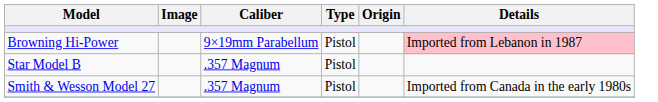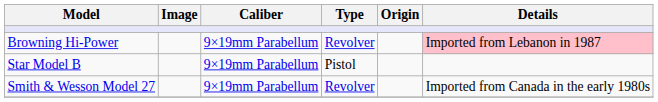(340, 43) Pistol -> (350, 43) Revolver
(242, 64) .357 Magnum -> (261, 64) 9×19mm Parabellum
(242, 86) .357 Magnum -> (261, 86) 9×19mm Parabellum
(340, 86) Pistol -> (350, 86) Revolver
